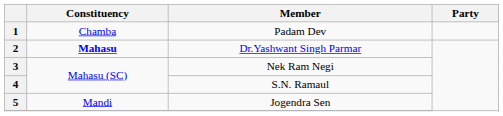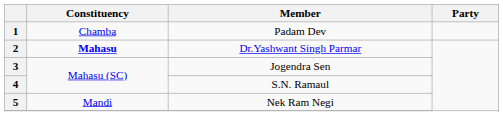(300, 66) Nek Ram Negi -> (300, 66) Jogendra Sen
(300, 102) Jogendra Sen -> (300, 102) Nek Ram Negi
